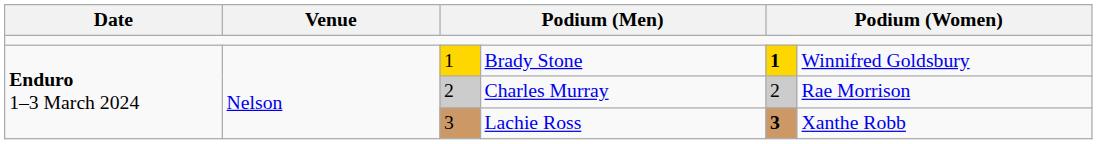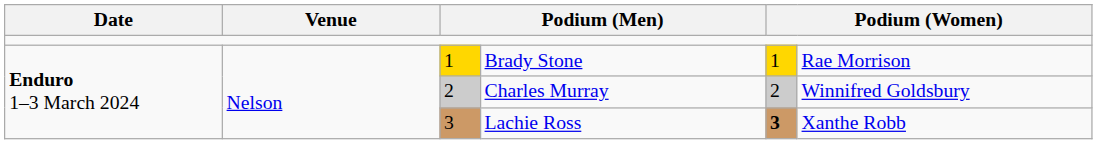(775, 60) bold -> (775, 60) normal
(886, 60) Winnifred Goldsbury -> (856, 60) Rae Morrison
(856, 91) Rae Morrison -> (886, 91) Winnifred Goldsbury
